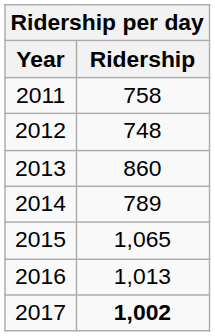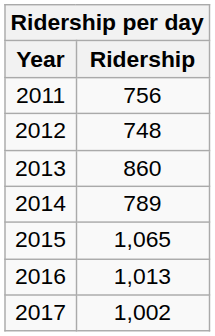(142, 95) 758 -> (142, 95) 756
(142, 312) bold -> (142, 312) normal
